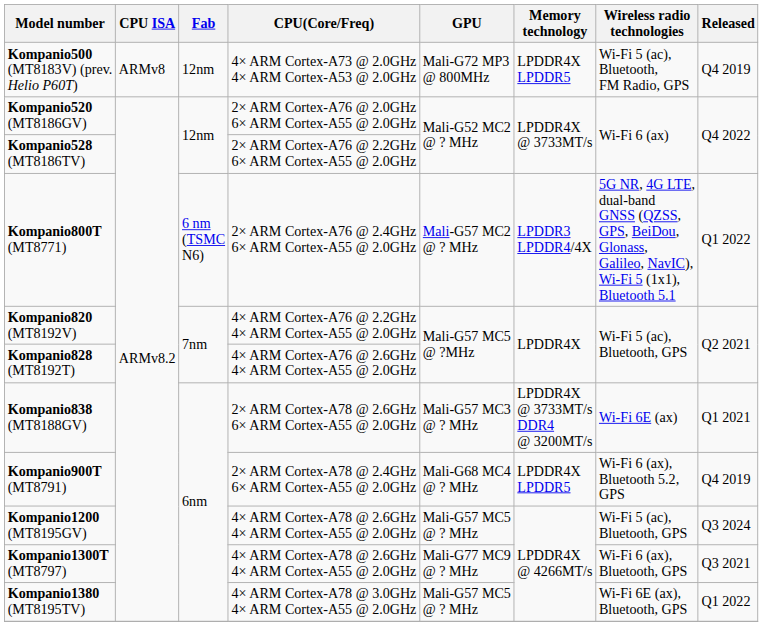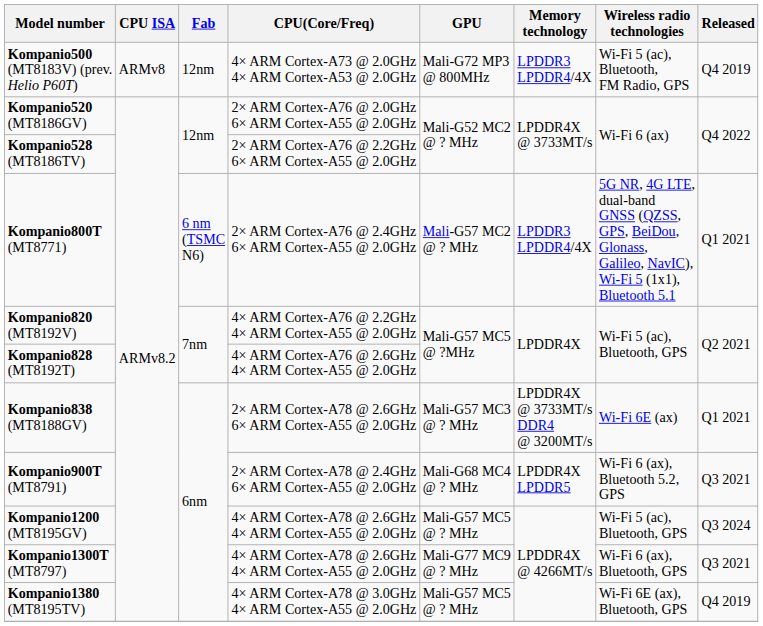(549, 69) LPDDR4X LPDDR5 -> (554, 69) LPDDR3 LPDDR4/4X
(726, 239) Q1 2022 -> (726, 239) Q1 2021
(726, 479) Q4 2019 -> (726, 479) Q3 2021
(726, 601) Q1 2022 -> (726, 601) Q4 2019
